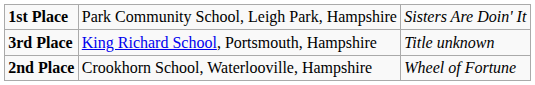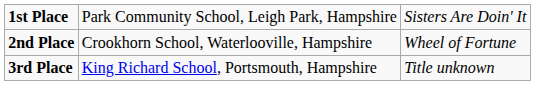rows swapped: (41, 67) <-> (40, 42)
